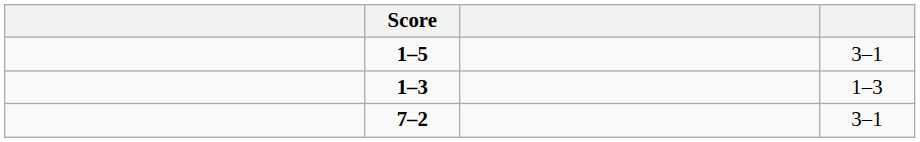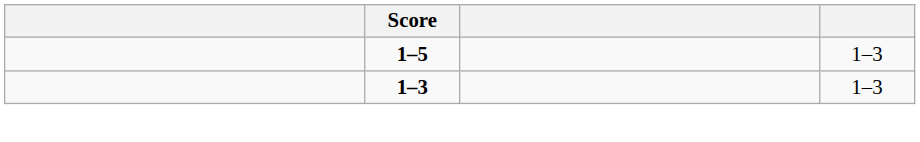(867, 53) 3–1 -> (867, 53) 1–3
- row: (412, 119)
